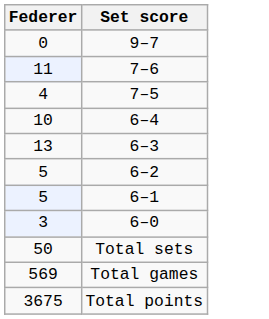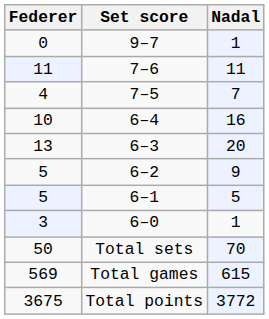+ column: (236, 18)
